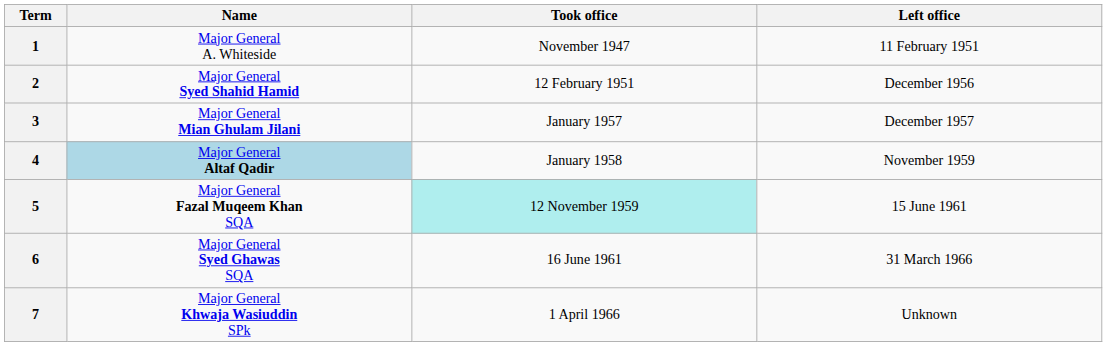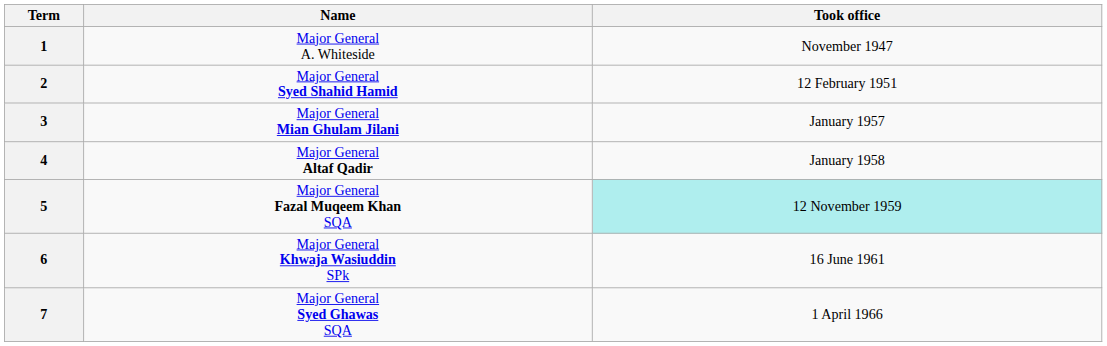- column: (929, 15)
(239, 160) lightblue background -> (338, 160) no background
(239, 260) Major General Syed Ghawas SQA -> (338, 260) Major General Khwaja Wasiuddin SPk
(239, 314) Major General Khwaja Wasiuddin SPk -> (338, 314) Major General Syed Ghawas SQA
